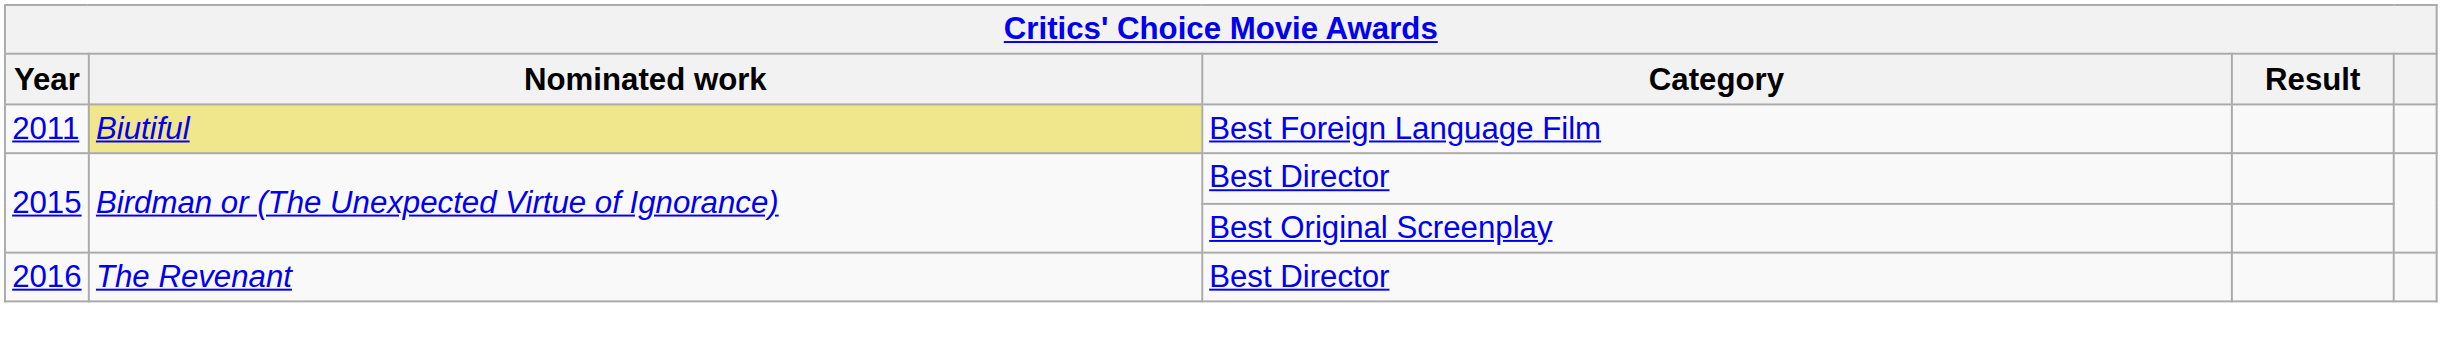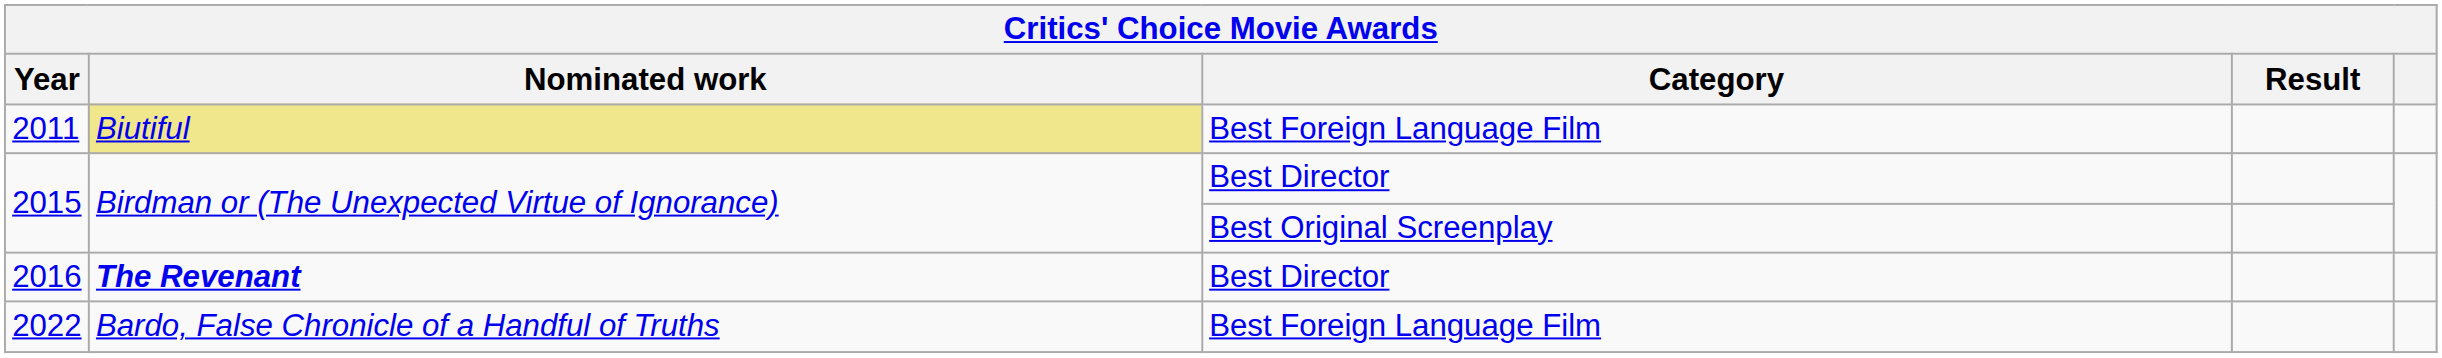(194, 276) normal -> (198, 276) bold
+ row: (47, 326)
